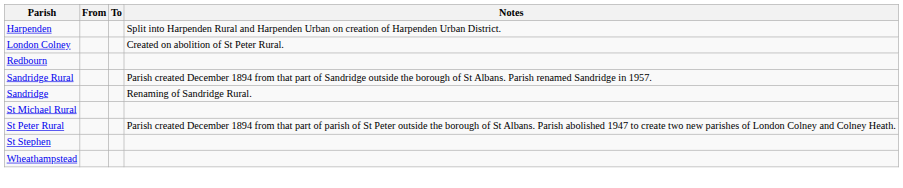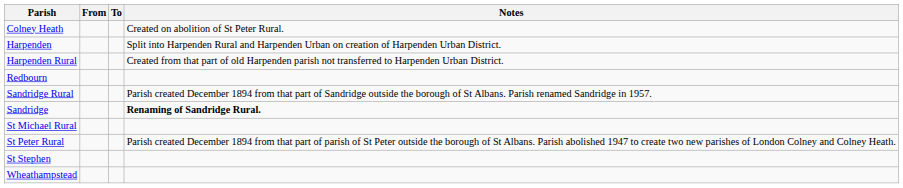+ row: (35, 28)
+ row: (42, 61)
- row: (39, 45)
(189, 93) normal -> (194, 110) bold
